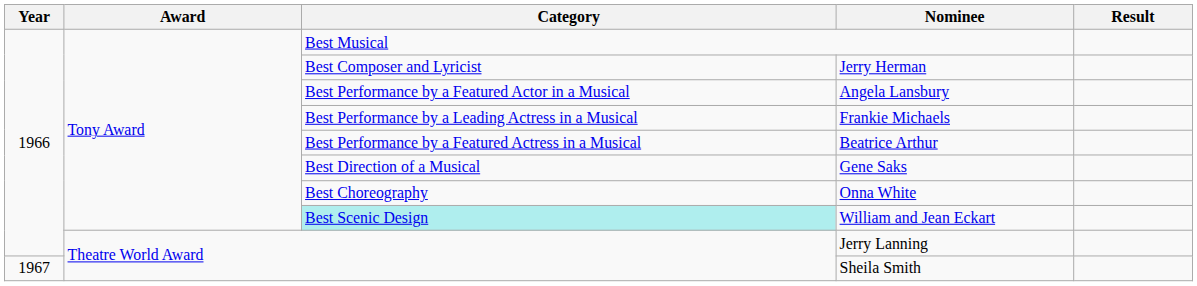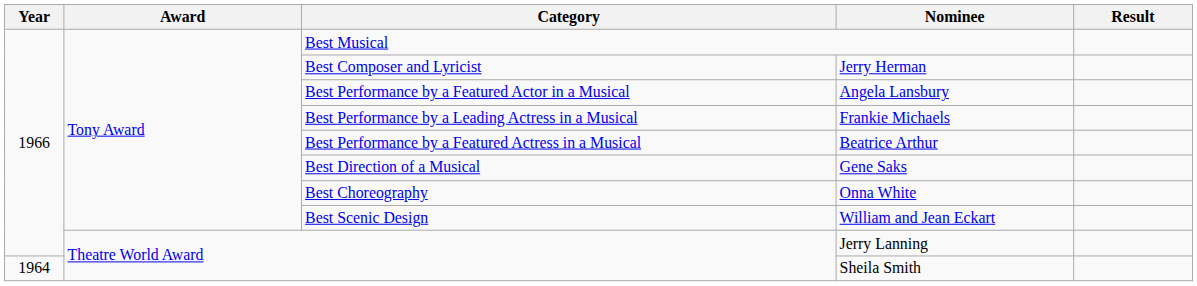(367, 218) paleturquoise background -> (367, 218) no background
(34, 268) 1967 -> (34, 268) 1964
